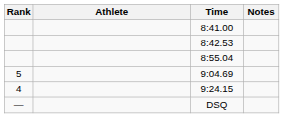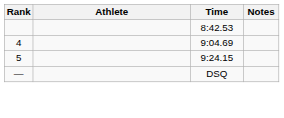- row: (217, 27)
- row: (217, 58)
(19, 74) 5 -> (19, 43) 4
(19, 89) 4 -> (19, 58) 5
